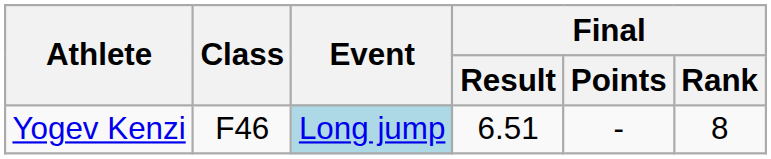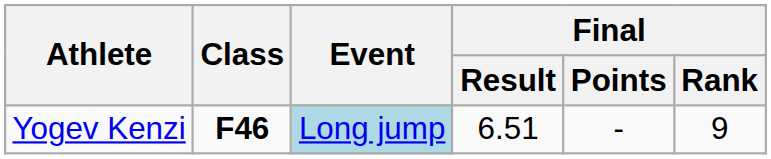(242, 129) normal -> (242, 129) bold
(720, 129) 8 -> (720, 129) 9
